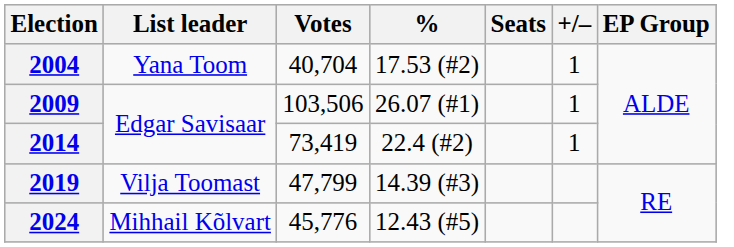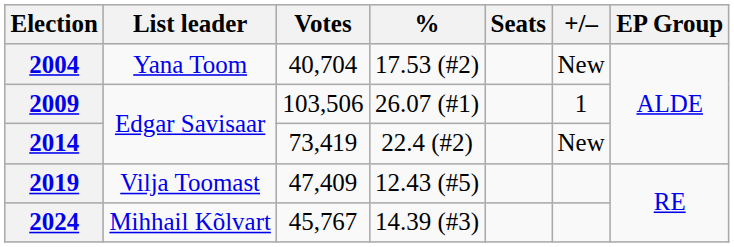(574, 63) 1 -> (581, 63) New
(574, 143) 1 -> (581, 143) New
(323, 182) 47,799 -> (323, 182) 47,409
(427, 182) 14.39 (#3) -> (427, 182) 12.43 (#5)
(323, 222) 45,776 -> (323, 222) 45,767
(427, 222) 12.43 (#5) -> (427, 222) 14.39 (#3)
